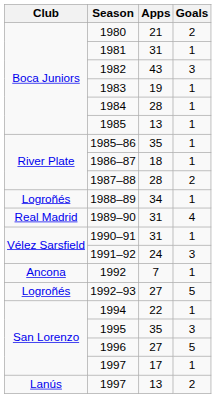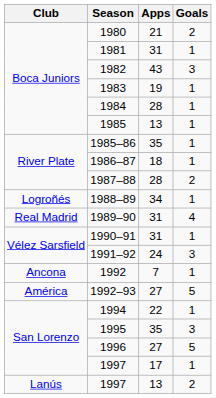(46, 291) Logroñés -> (46, 291) América
